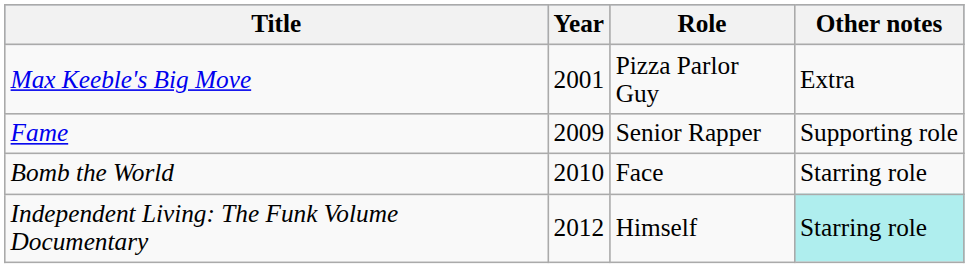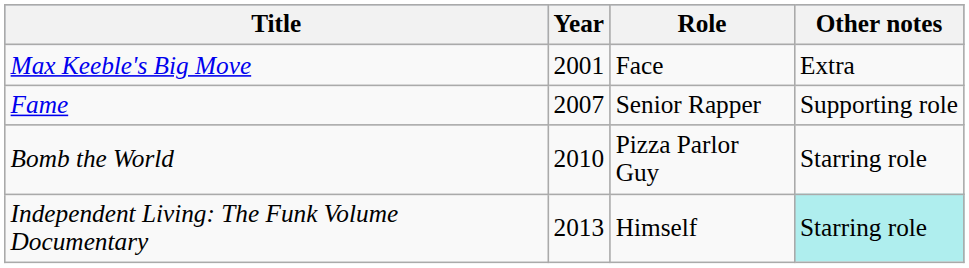(677, 78) Pizza Parlor Guy -> (640, 64) Face
(579, 133) 2009 -> (579, 104) 2007
(640, 173) Face -> (677, 159) Pizza Parlor Guy
(579, 227) 2012 -> (579, 227) 2013
